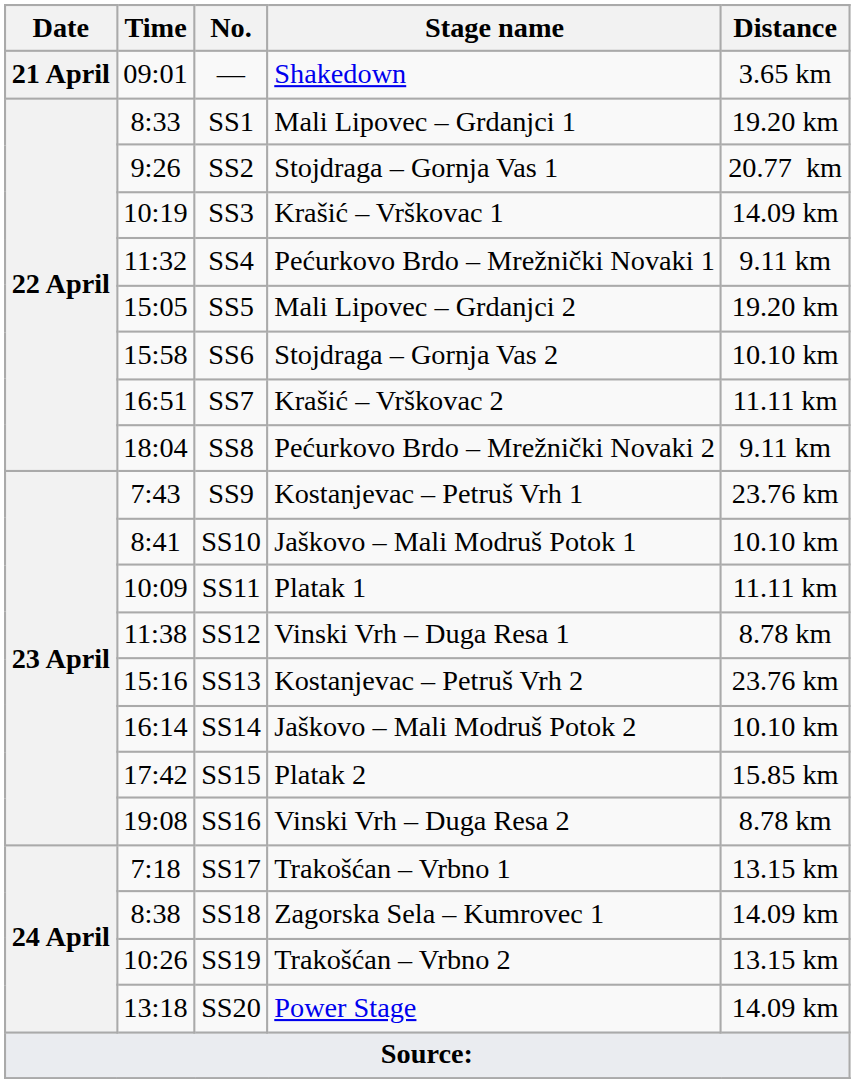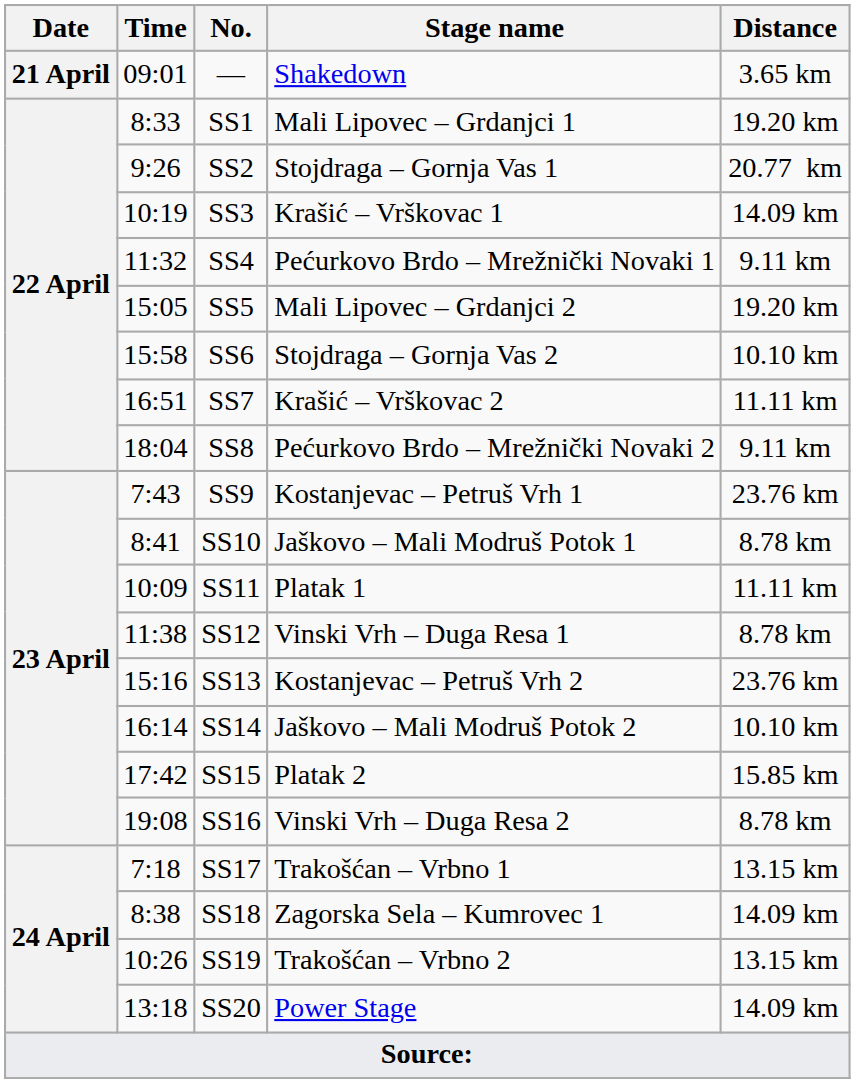(785, 540) 10.10 km -> (785, 540) 8.78 km
